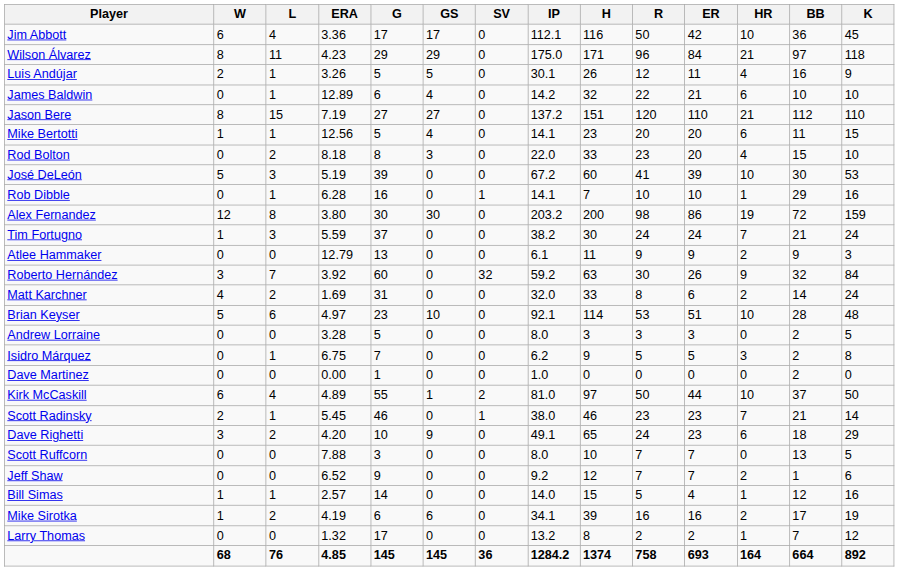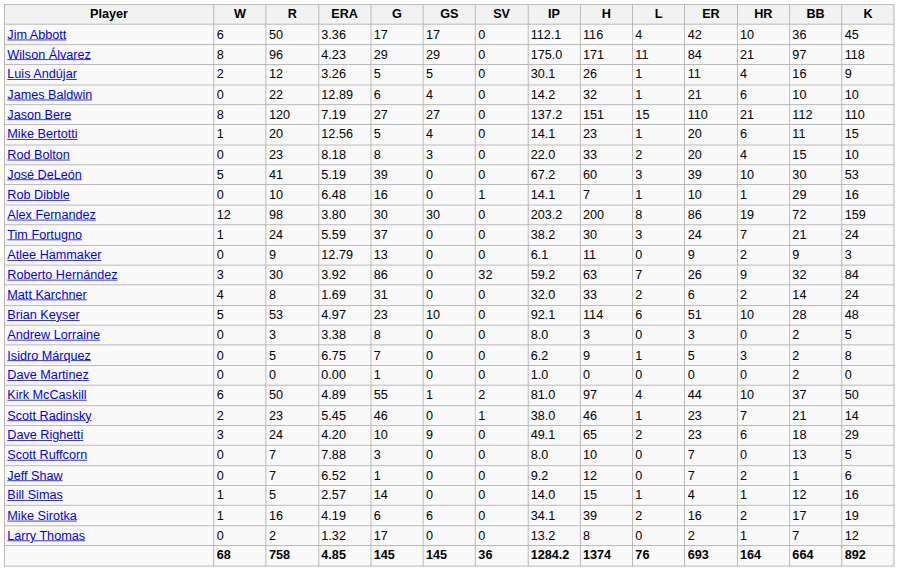columns swapped: (292, 14) <-> (659, 14)
(334, 194) 6.28 -> (334, 194) 6.48
(381, 275) 60 -> (381, 275) 86
(334, 335) 3.28 -> (334, 335) 3.38
(377, 335) 5 -> (377, 335) 8
(377, 475) 9 -> (377, 475) 1
